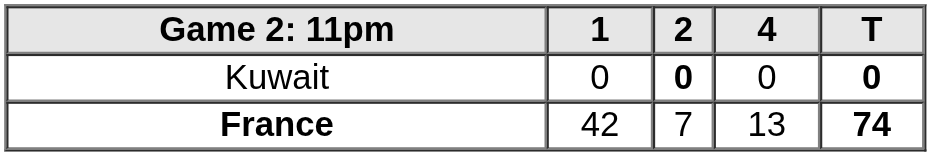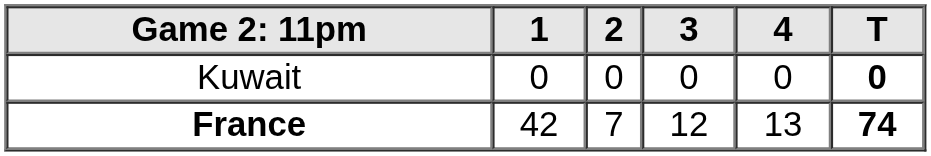+ column: (689, 29)
(683, 77) bold -> (614, 77) normal
